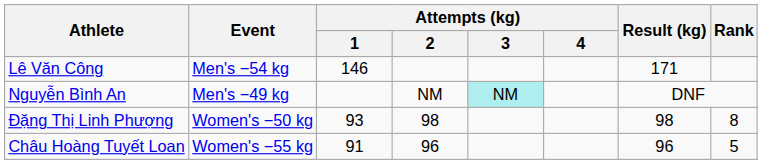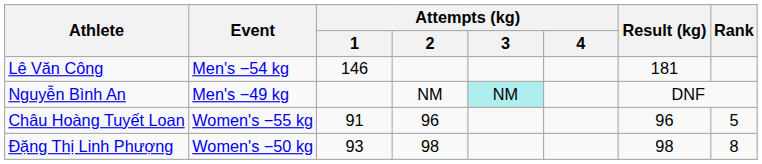(664, 69) 171 -> (664, 69) 181
rows swapped: (97, 146) <-> (91, 121)
